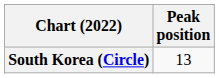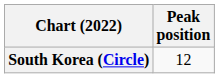(183, 60) 13 -> (183, 60) 12
